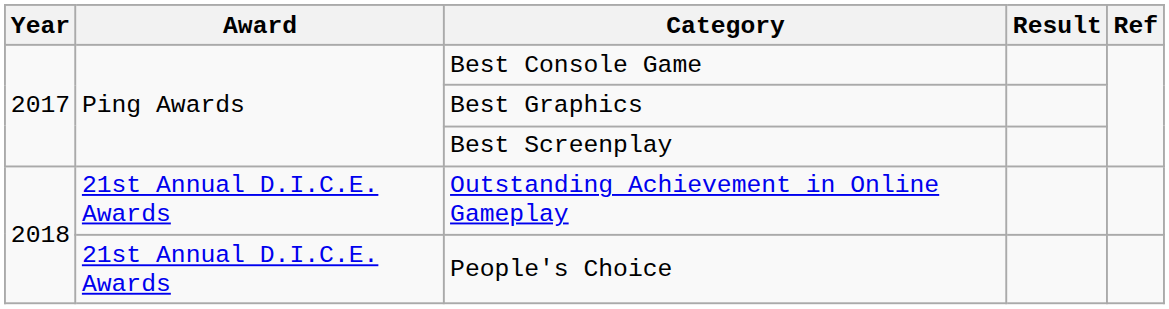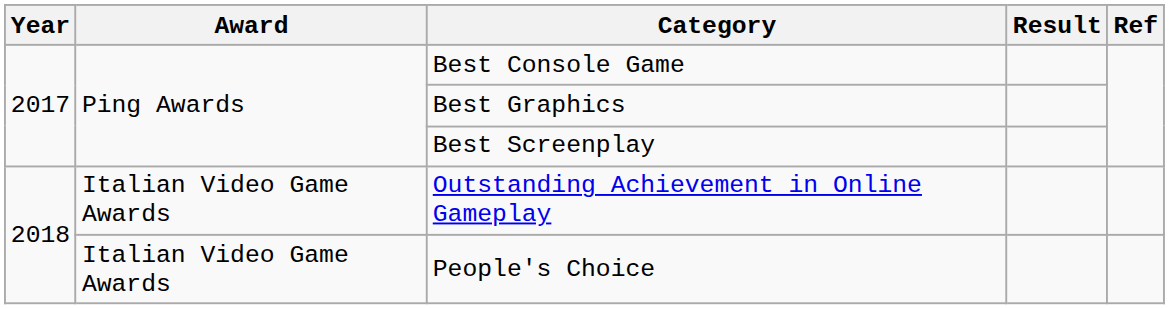(230, 200) 21st Annual D.I.C.E. Awards -> (215, 200) Italian Video Game Awards
(230, 269) 21st Annual D.I.C.E. Awards -> (215, 269) Italian Video Game Awards
